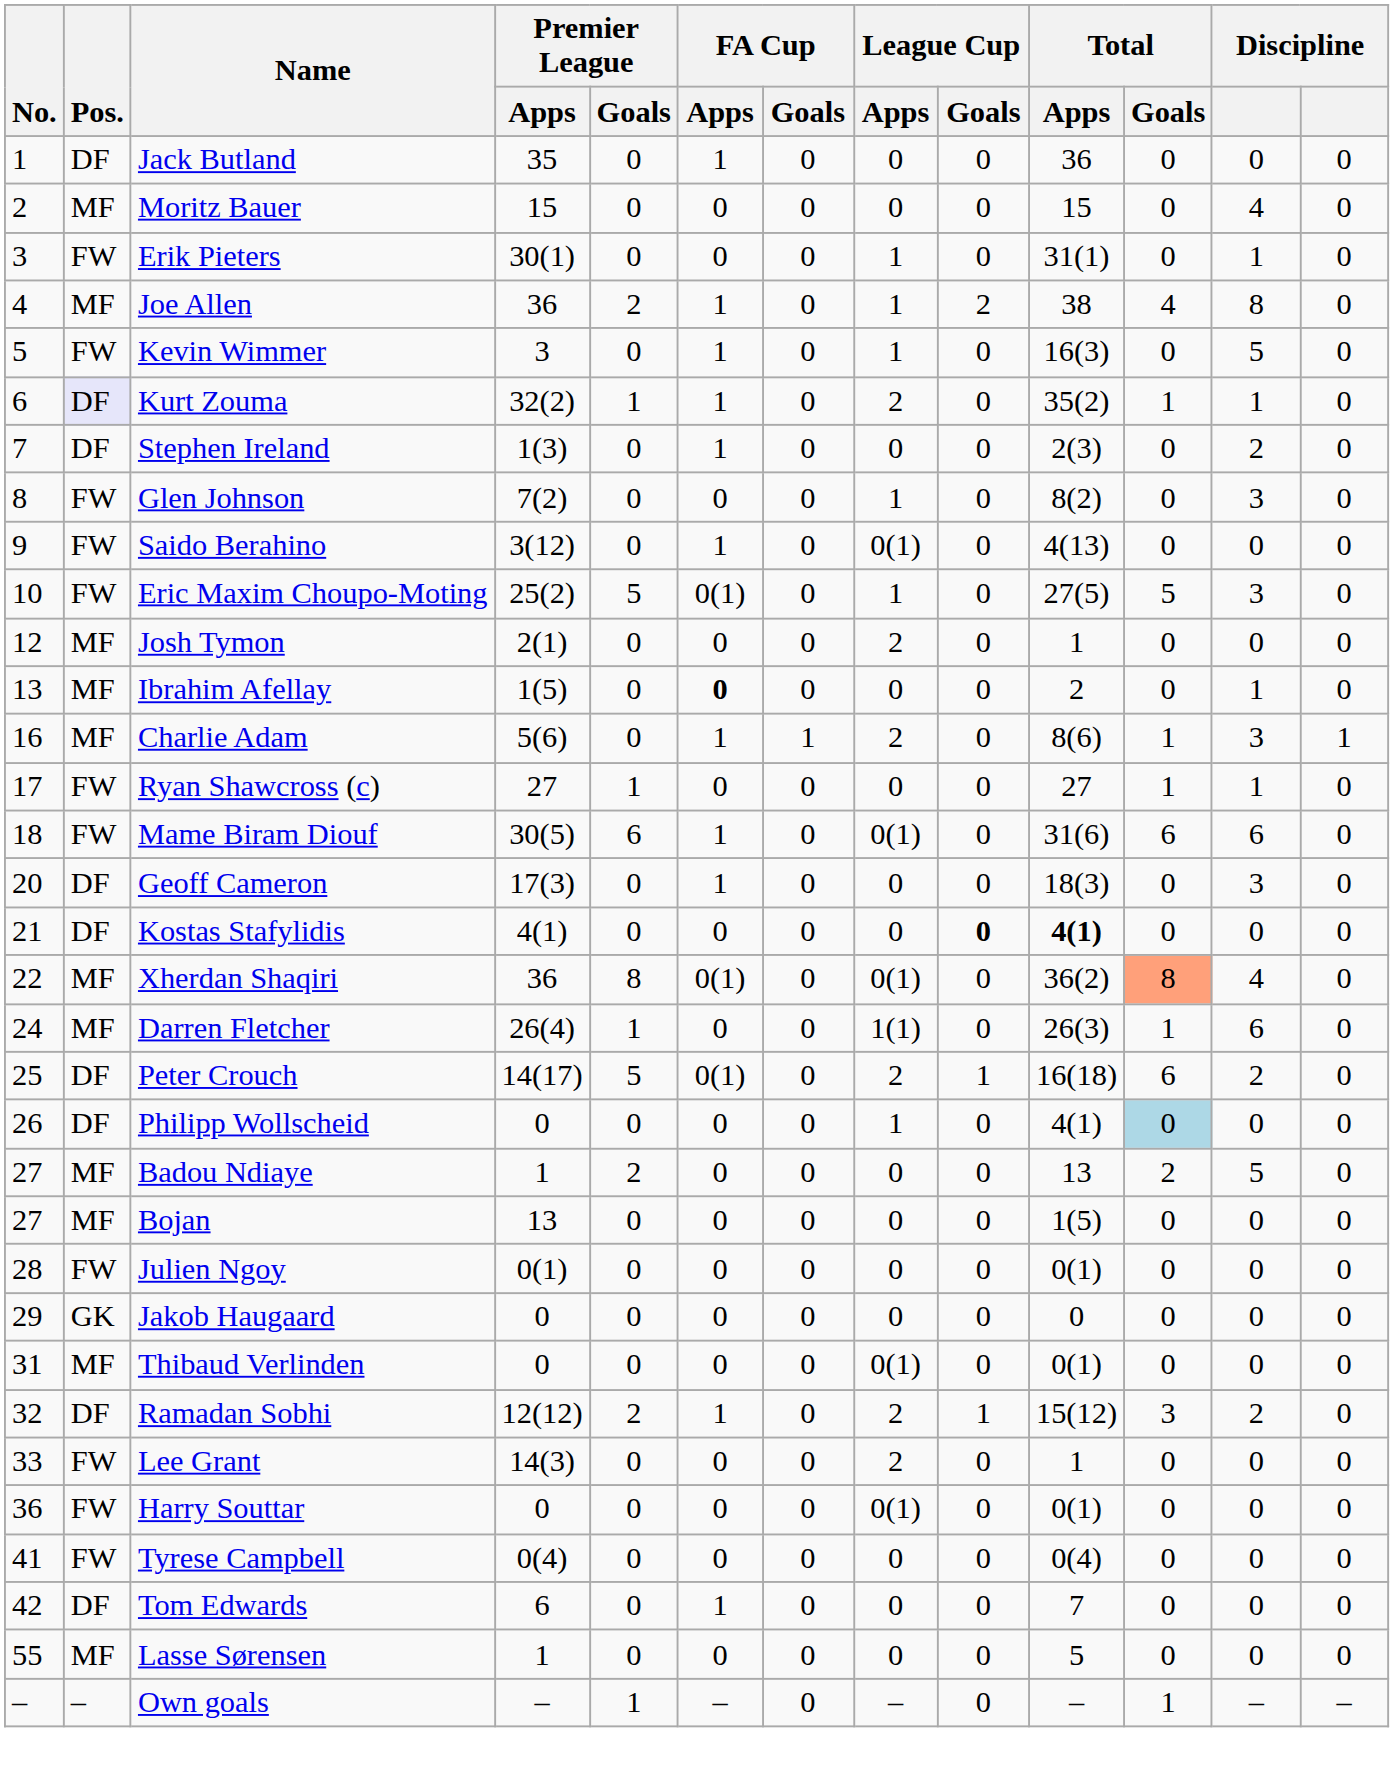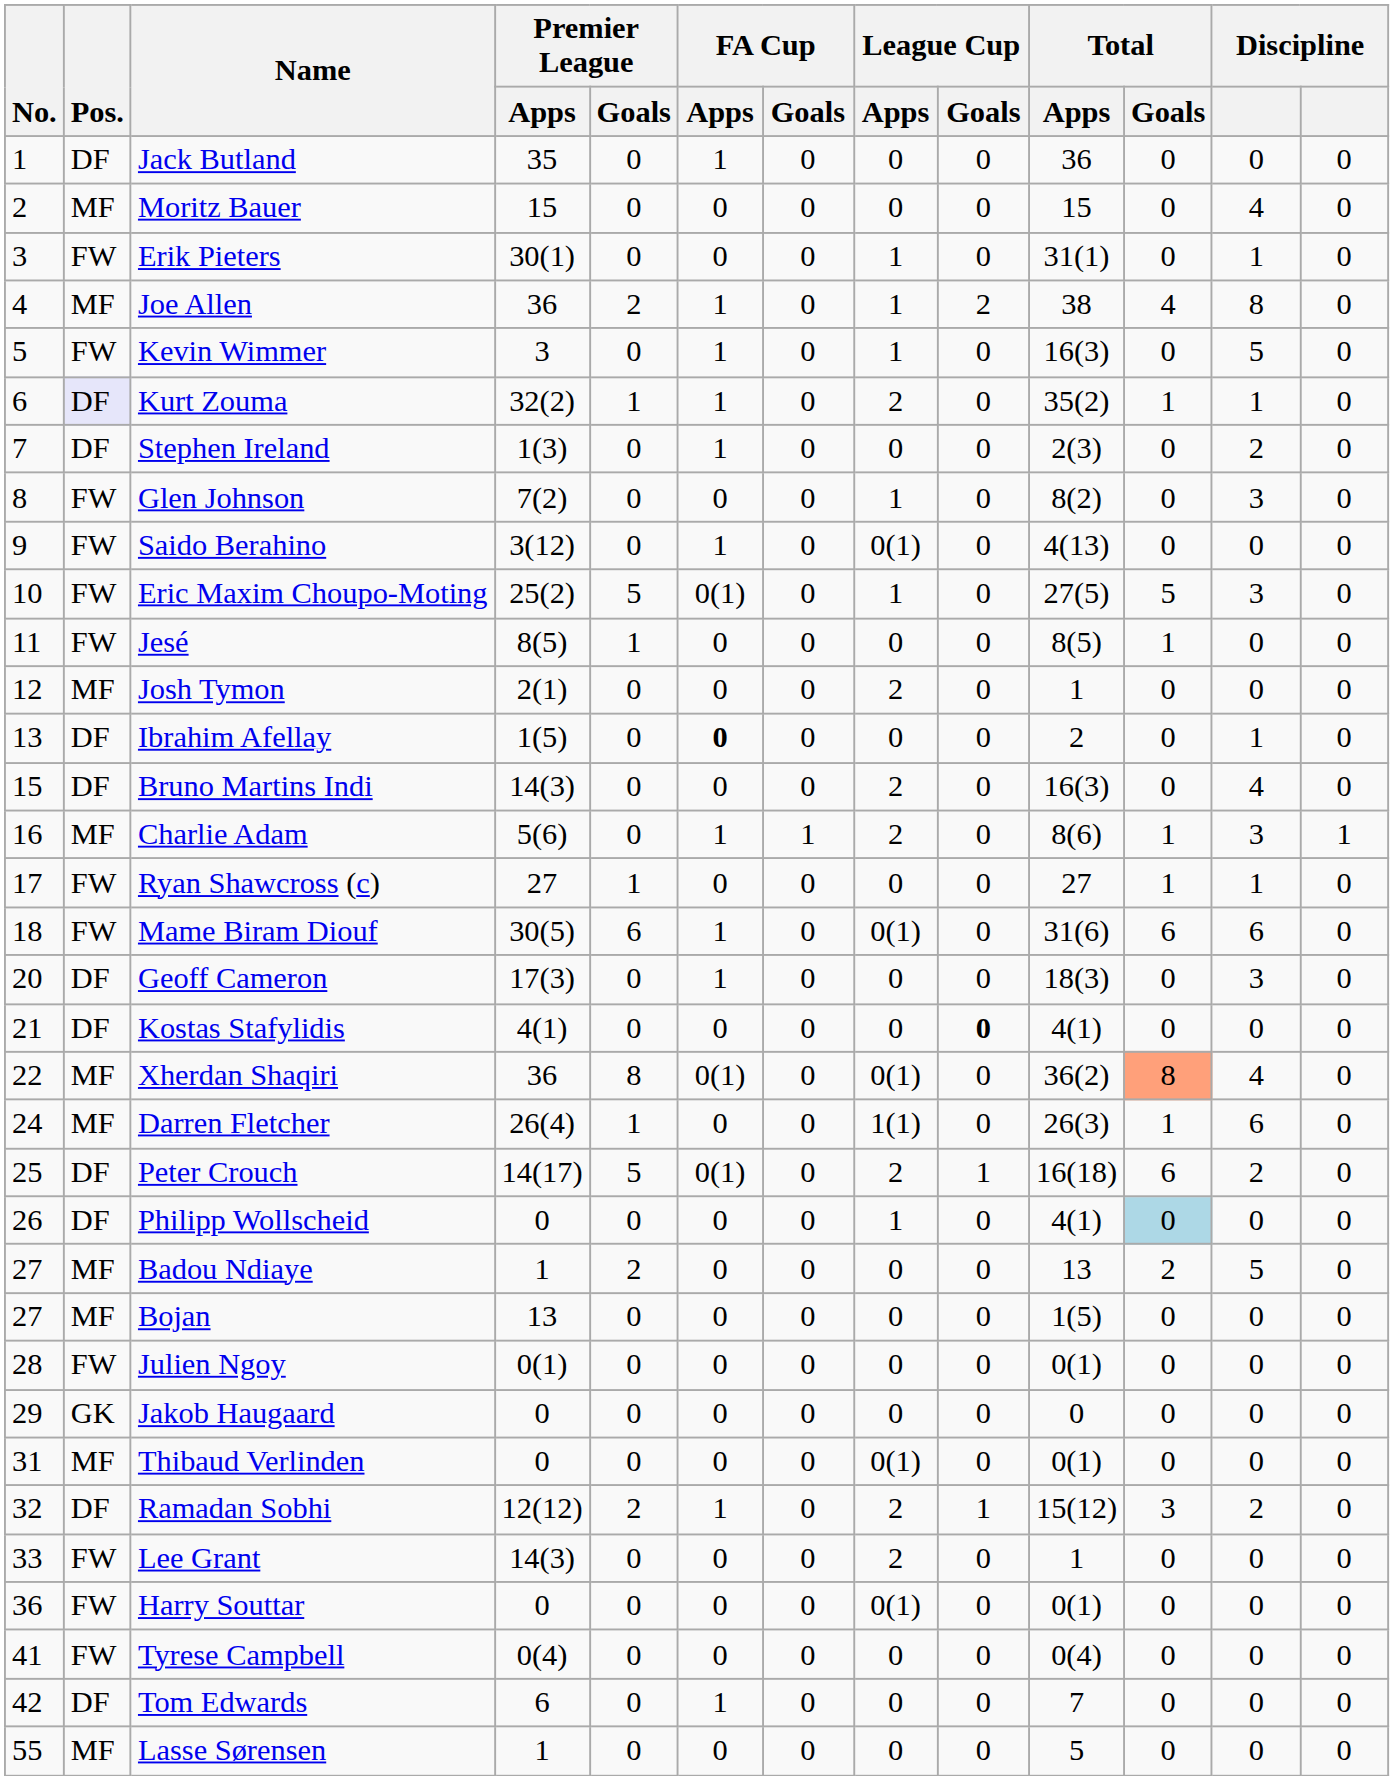+ row: (163, 641)
(93, 689) MF -> (90, 737) DF
+ row: (255, 785)
(1076, 930) bold -> (1076, 1027) normal
- row: (203, 1702)
